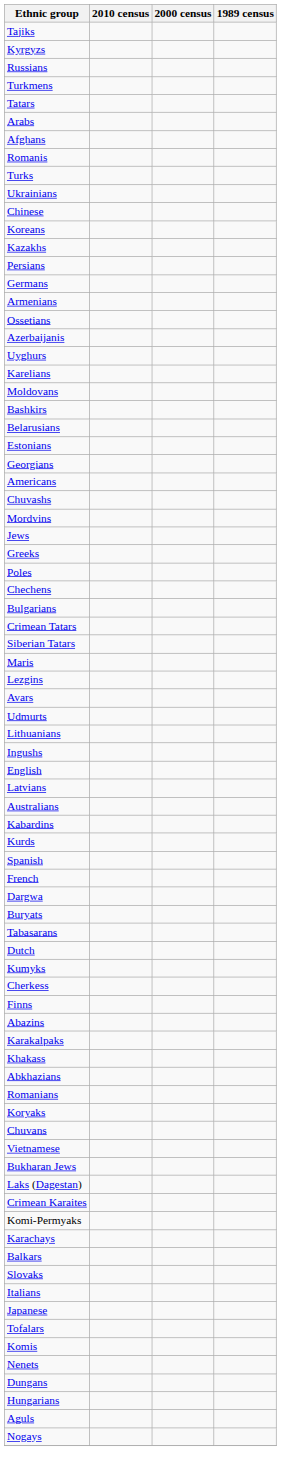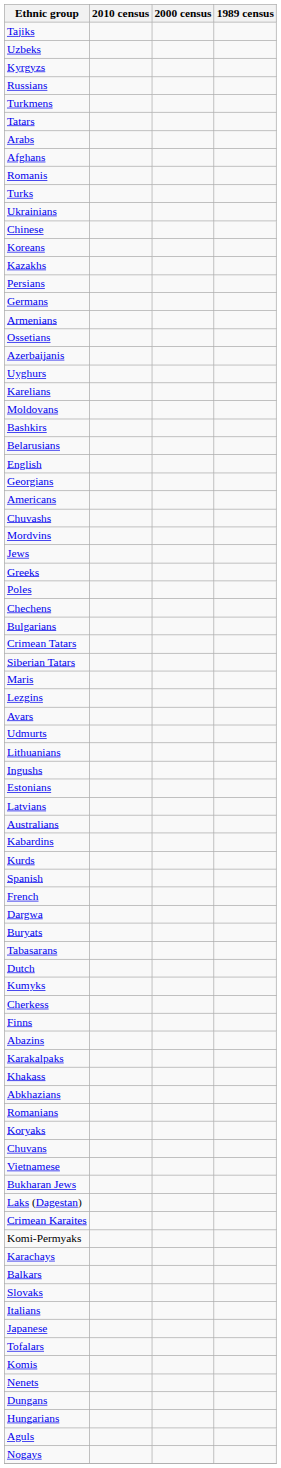+ row: (24, 49)
rows swapped: (24, 770) <-> (29, 445)
